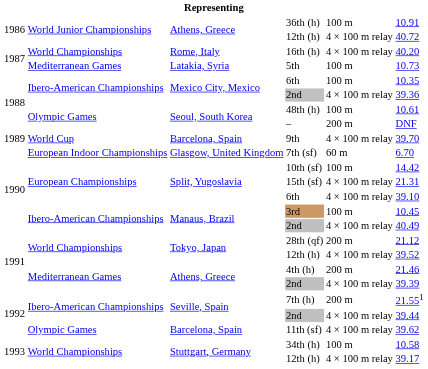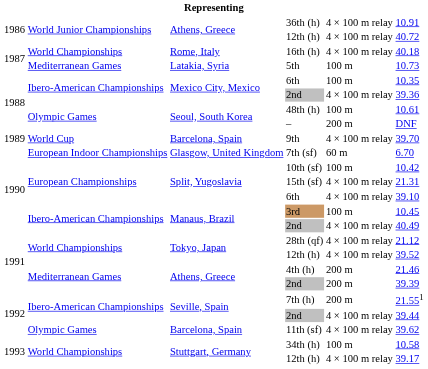(339, 22) 100 m -> (359, 22) 4 × 100 m relay
(407, 51) 40.20 -> (407, 51) 40.18
(407, 167) 14.42 -> (407, 167) 10.42
(339, 240) 200 m -> (359, 240) 4 × 100 m relay
(359, 283) 4 × 100 m relay -> (339, 283) 200 m
